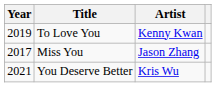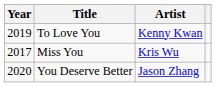(169, 52) Jason Zhang -> (158, 52) Kris Wu
(19, 71) 2021 -> (19, 71) 2020
(158, 71) Kris Wu -> (169, 71) Jason Zhang
